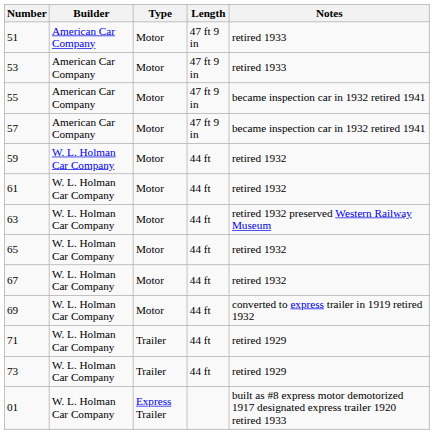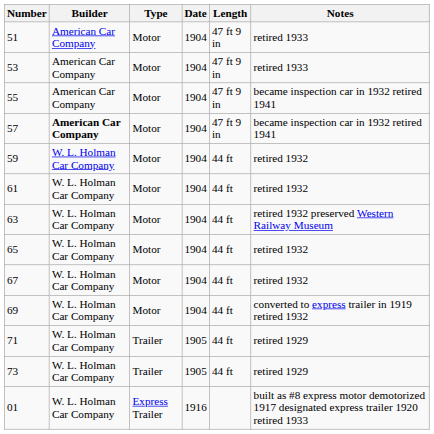+ column: (196, 13)
(83, 128) normal -> (86, 128) bold
